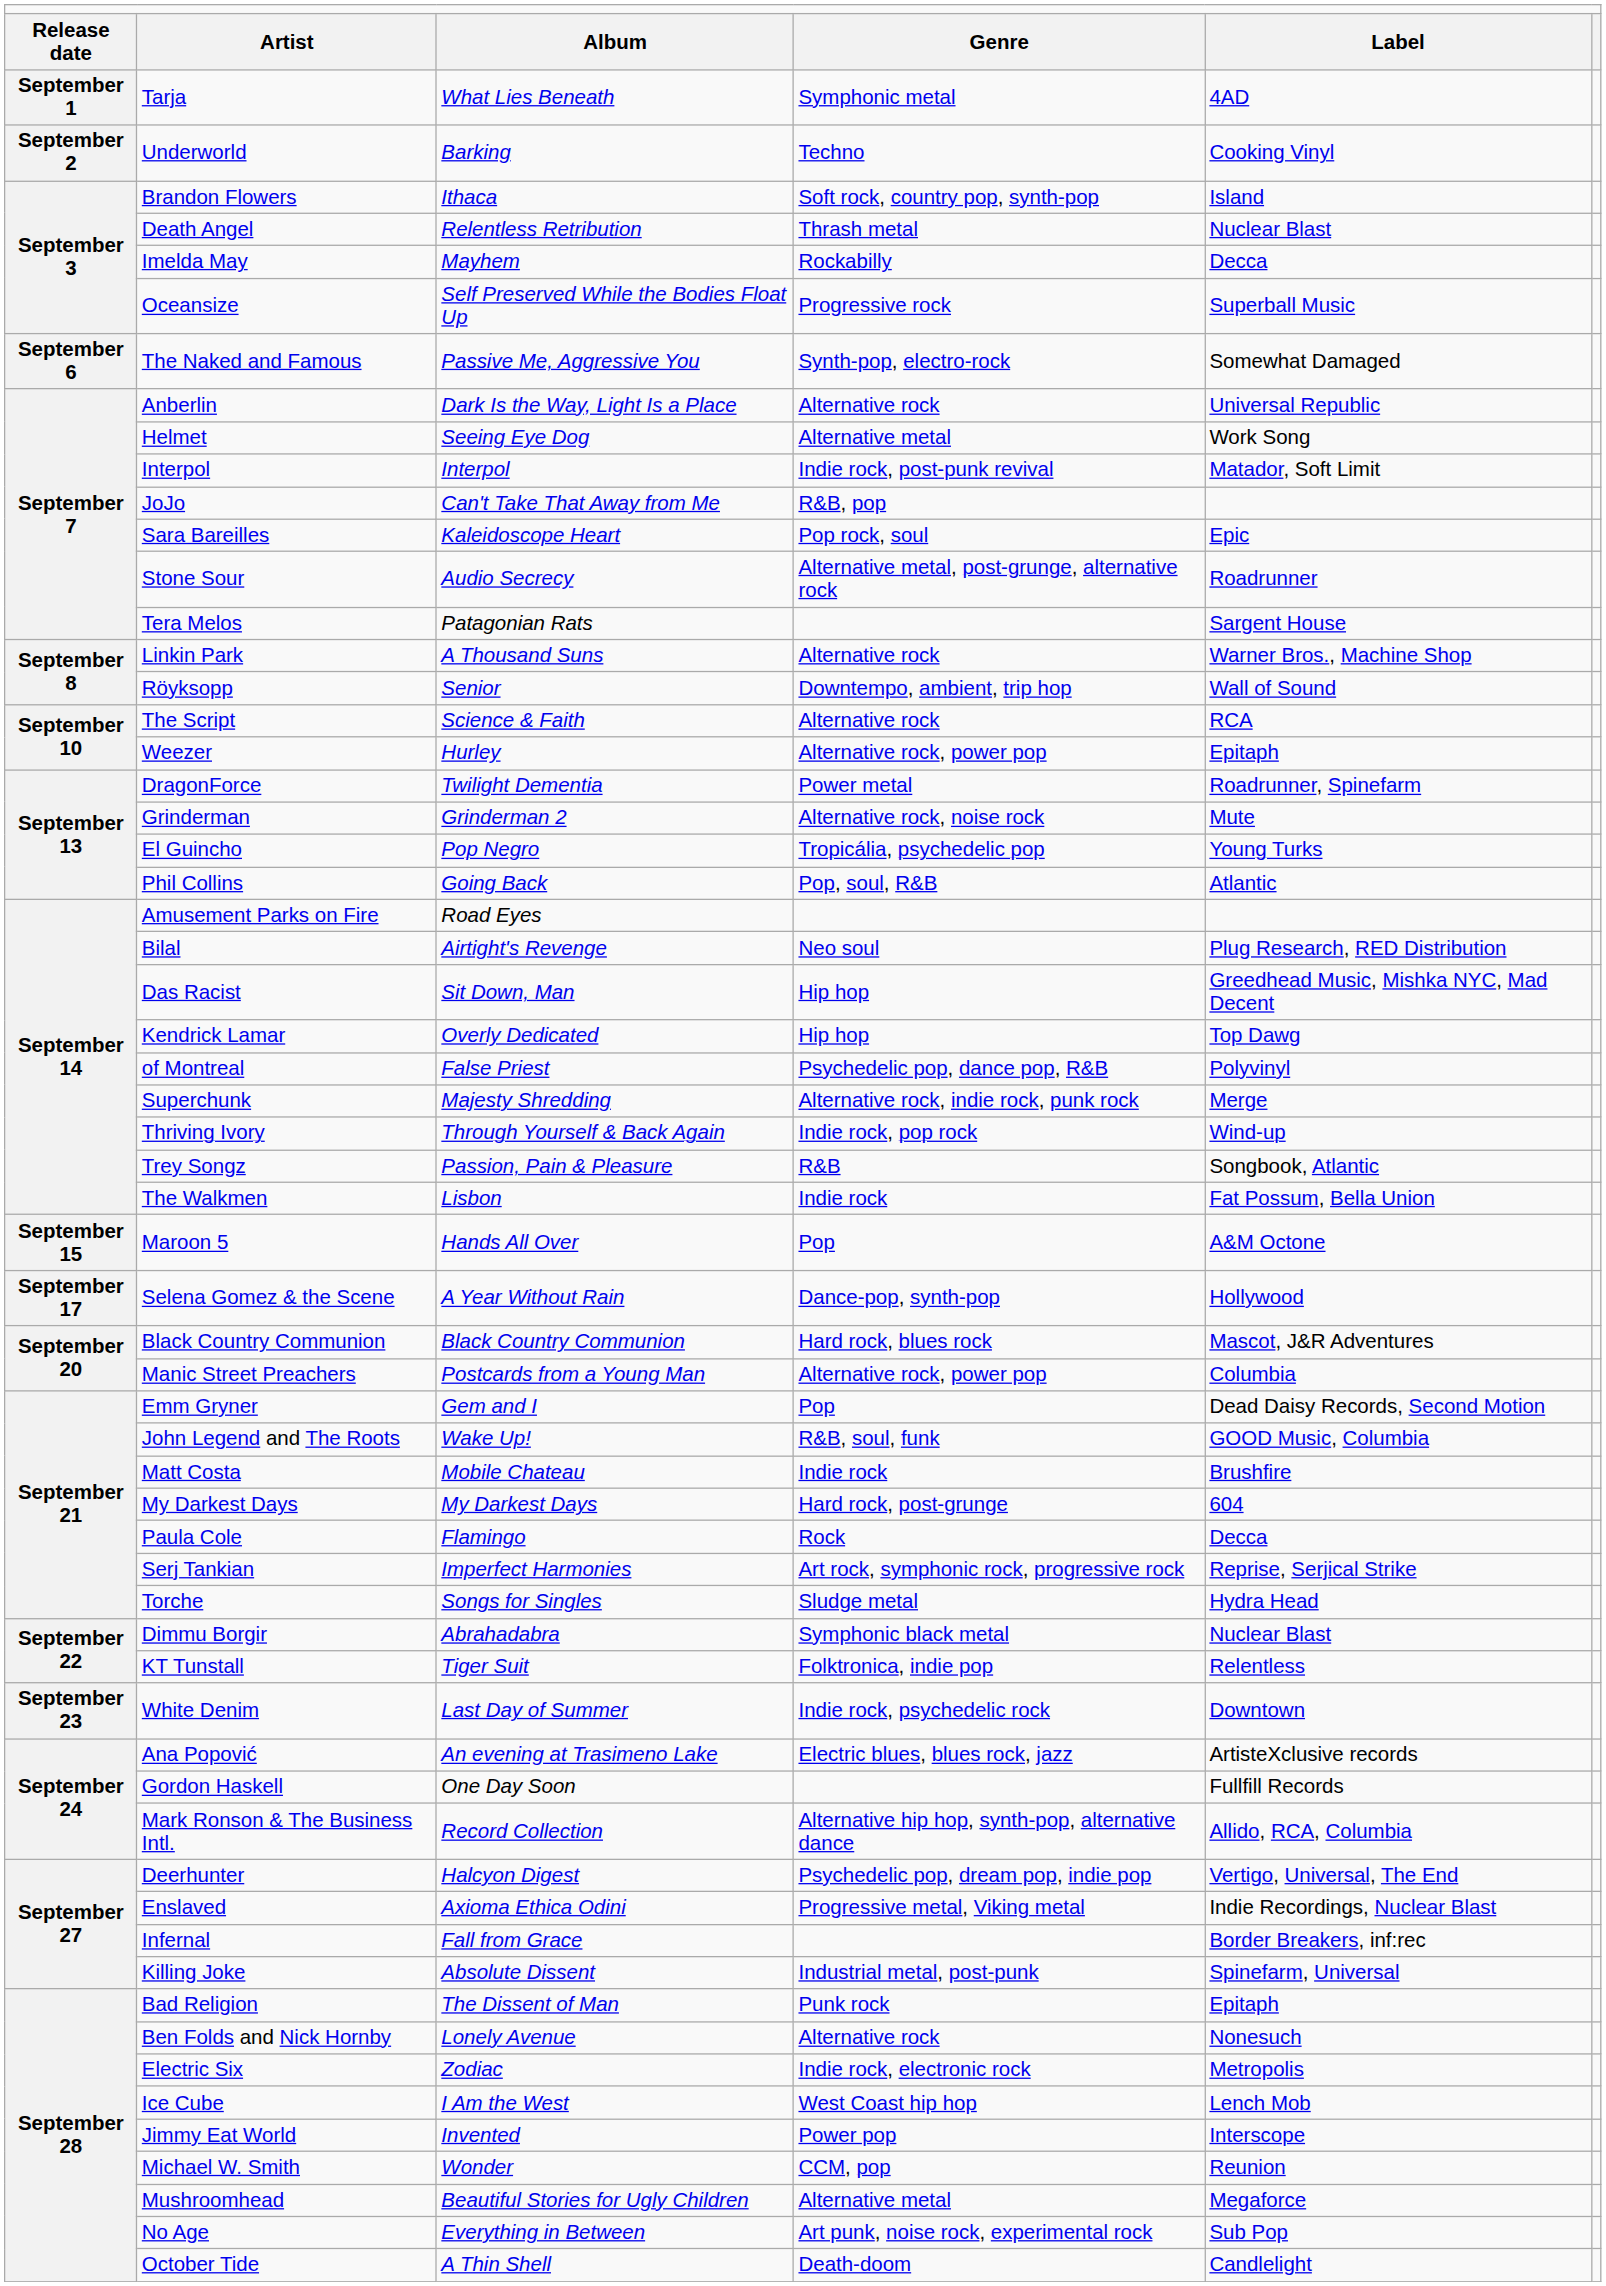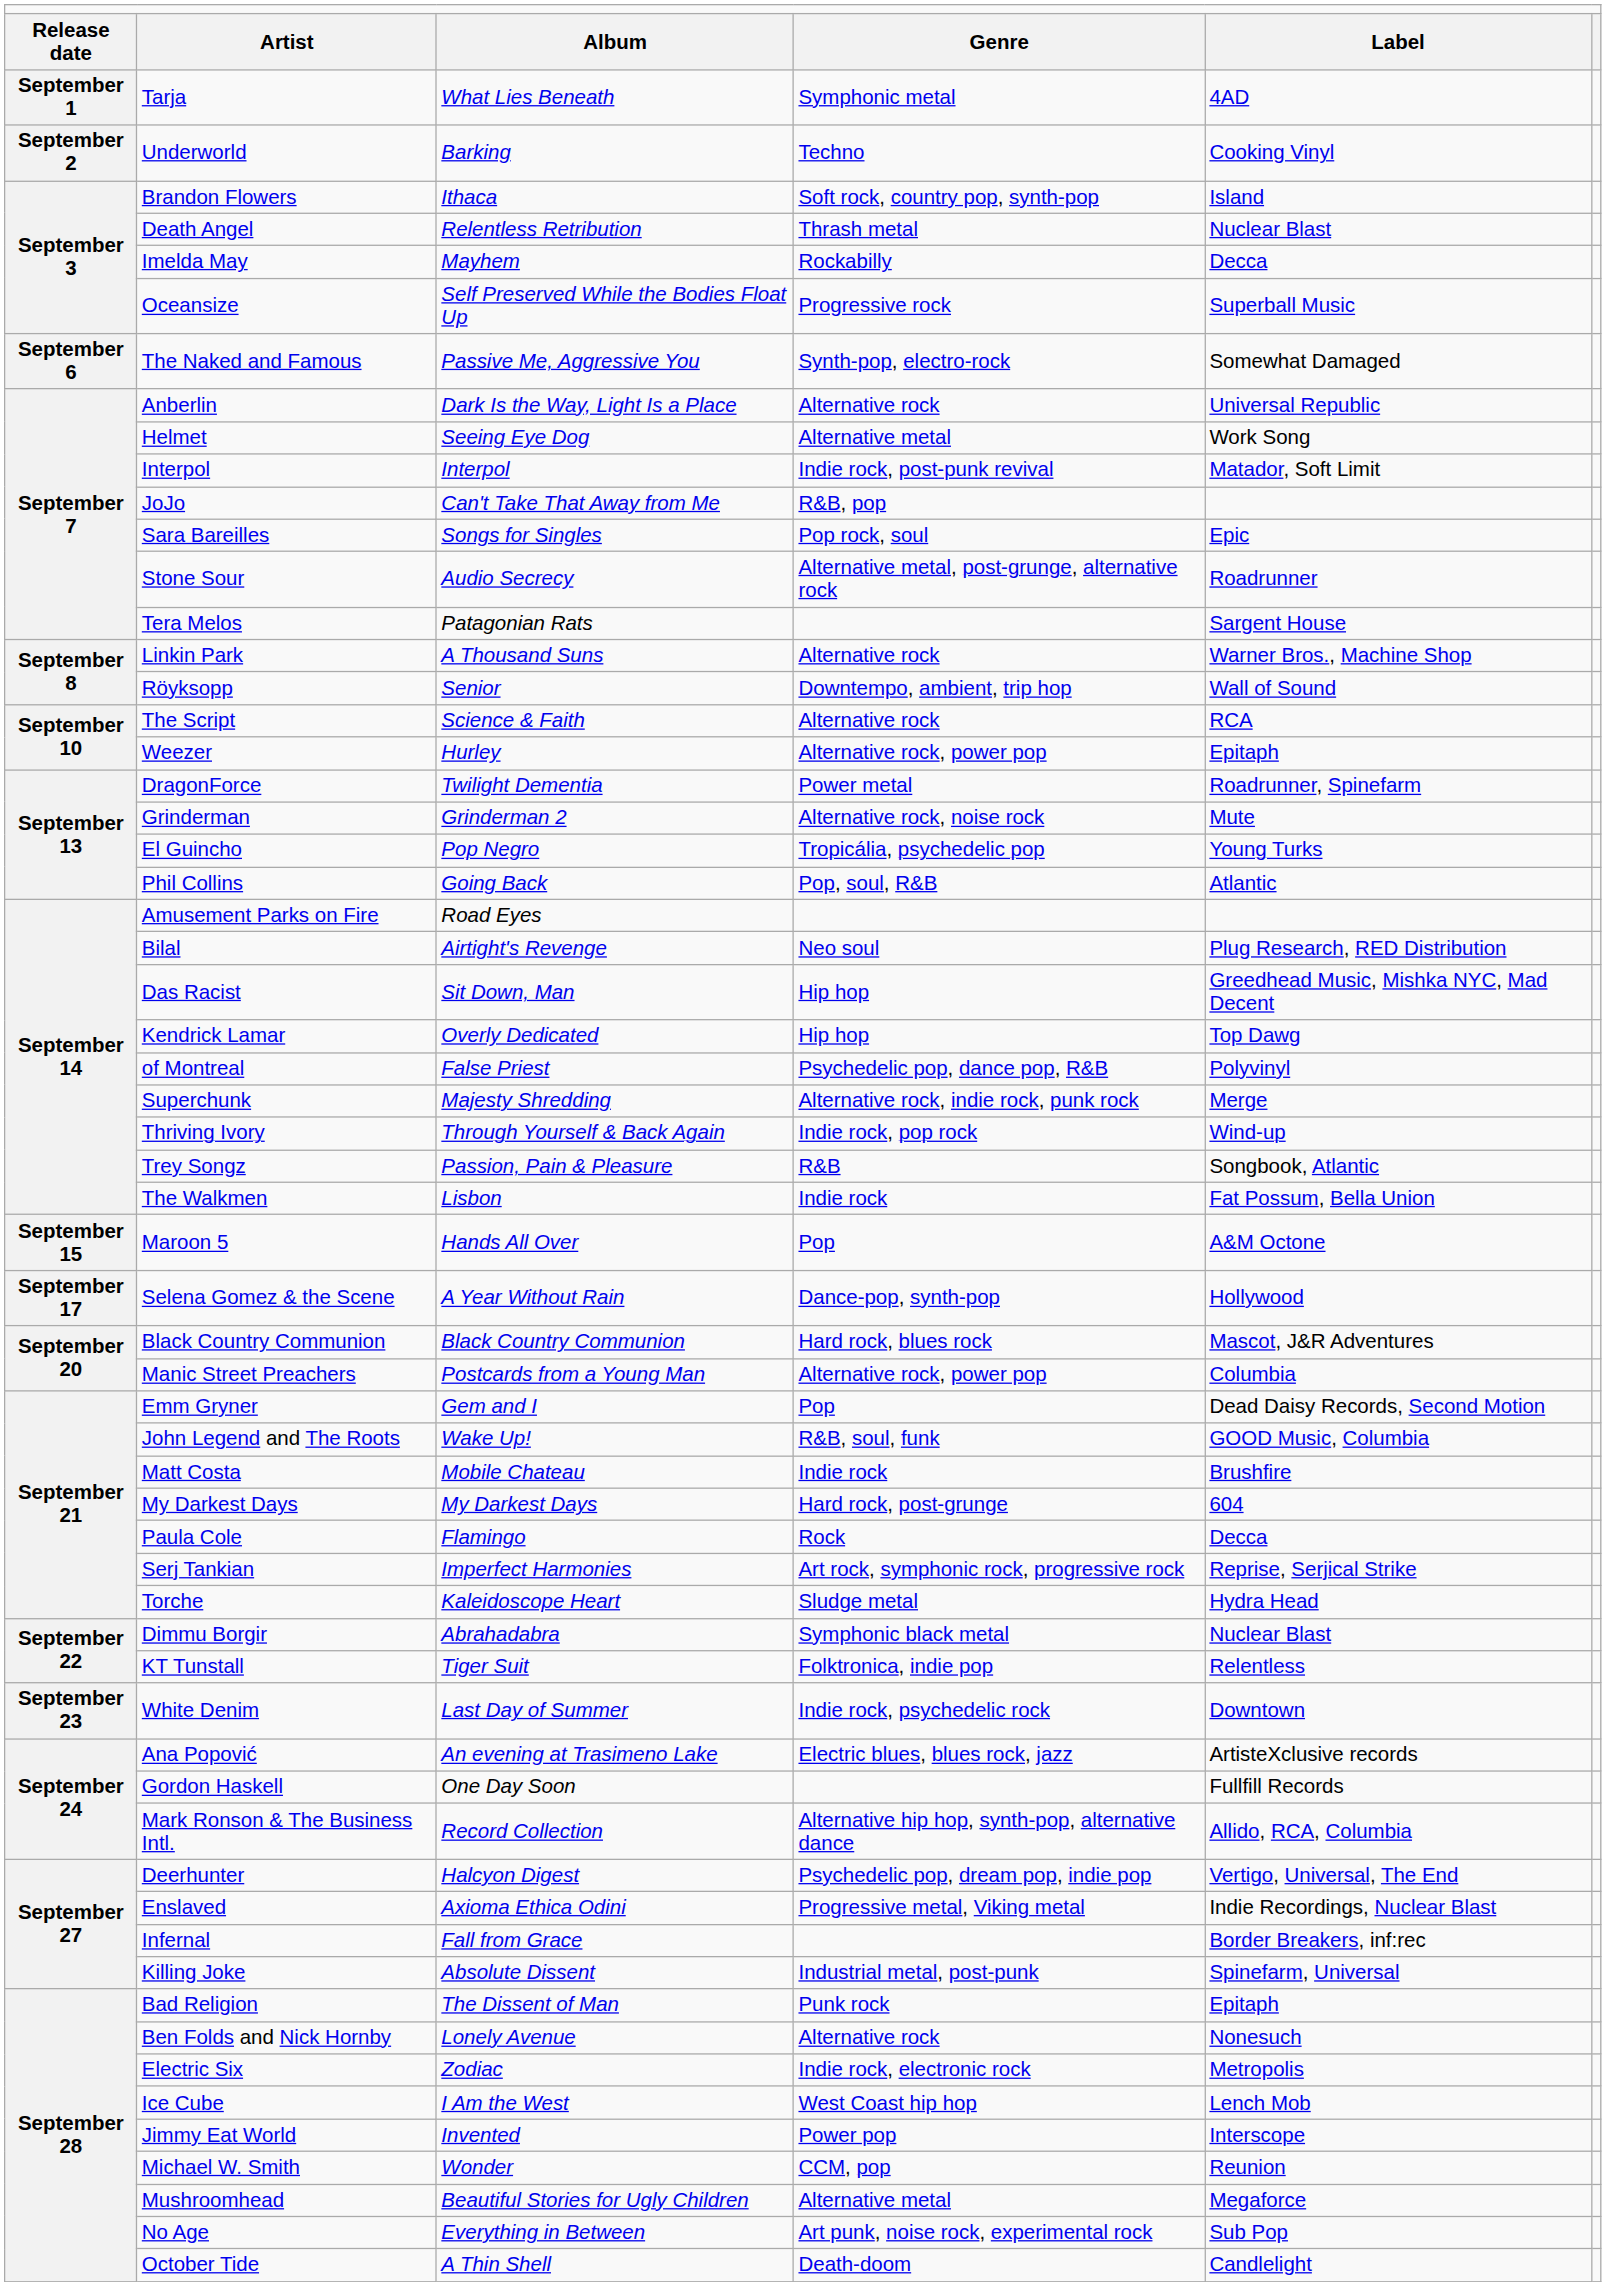(531, 535) Kaleidoscope Heart -> (522, 535) Songs for Singles
(522, 1601) Songs for Singles -> (531, 1601) Kaleidoscope Heart
